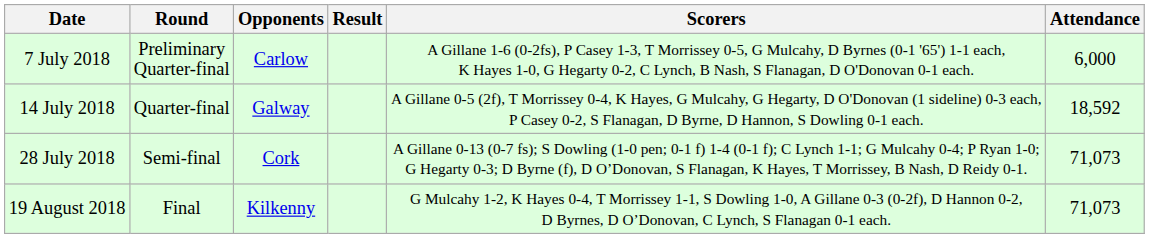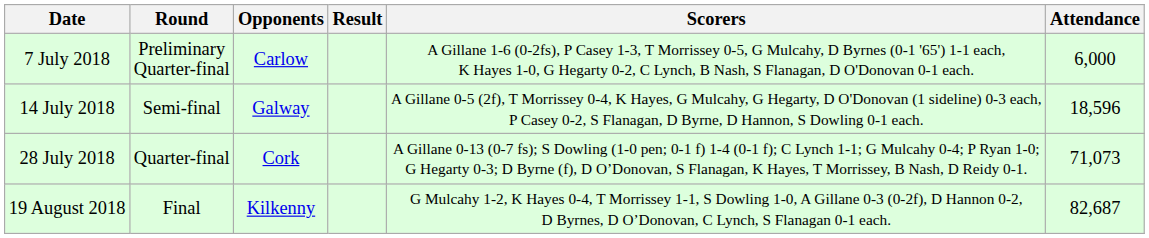(182, 108) Quarter-final -> (182, 108) Semi-final
(1095, 108) 18,592 -> (1095, 108) 18,596
(182, 158) Semi-final -> (182, 158) Quarter-final
(1095, 208) 71,073 -> (1095, 208) 82,687
